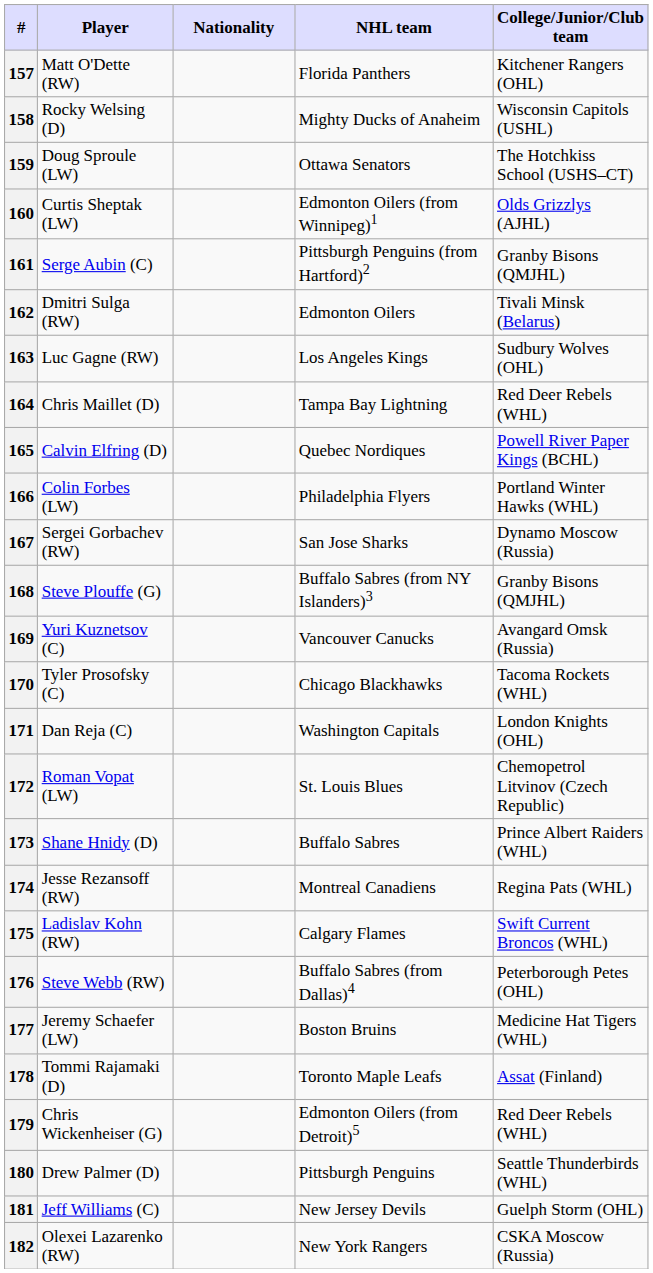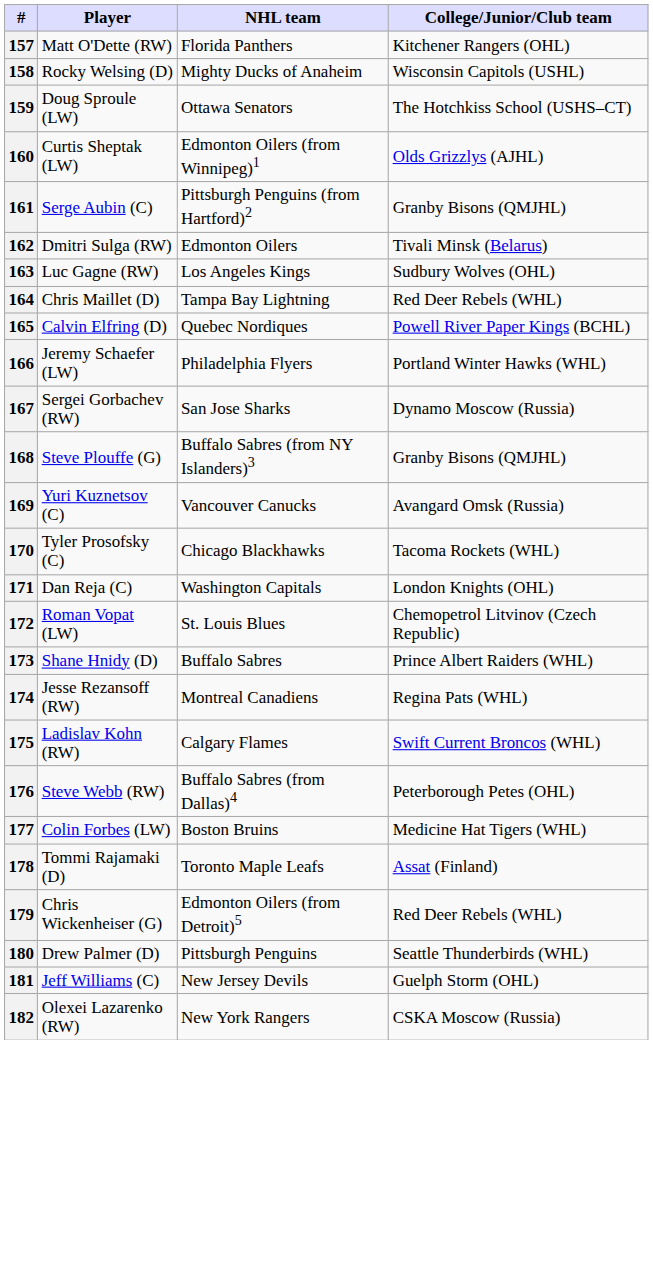- column: (234, 27)
(86, 496) Colin Forbes (LW) -> (98, 362) Jeremy Schaefer (LW)
(98, 1030) Jeremy Schaefer (LW) -> (106, 830) Colin Forbes (LW)
